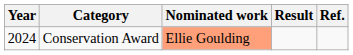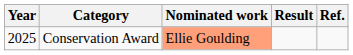(22, 38) 2024 -> (22, 38) 2025
